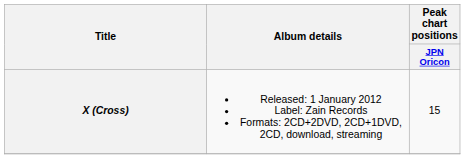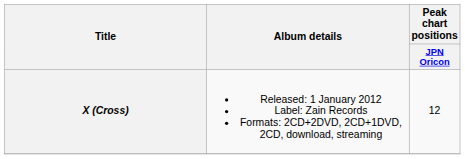(435, 111) 15 -> (435, 111) 12
